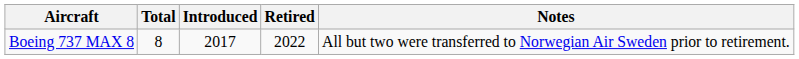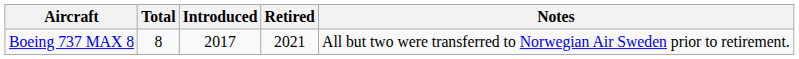(290, 41) 2022 -> (290, 41) 2021
